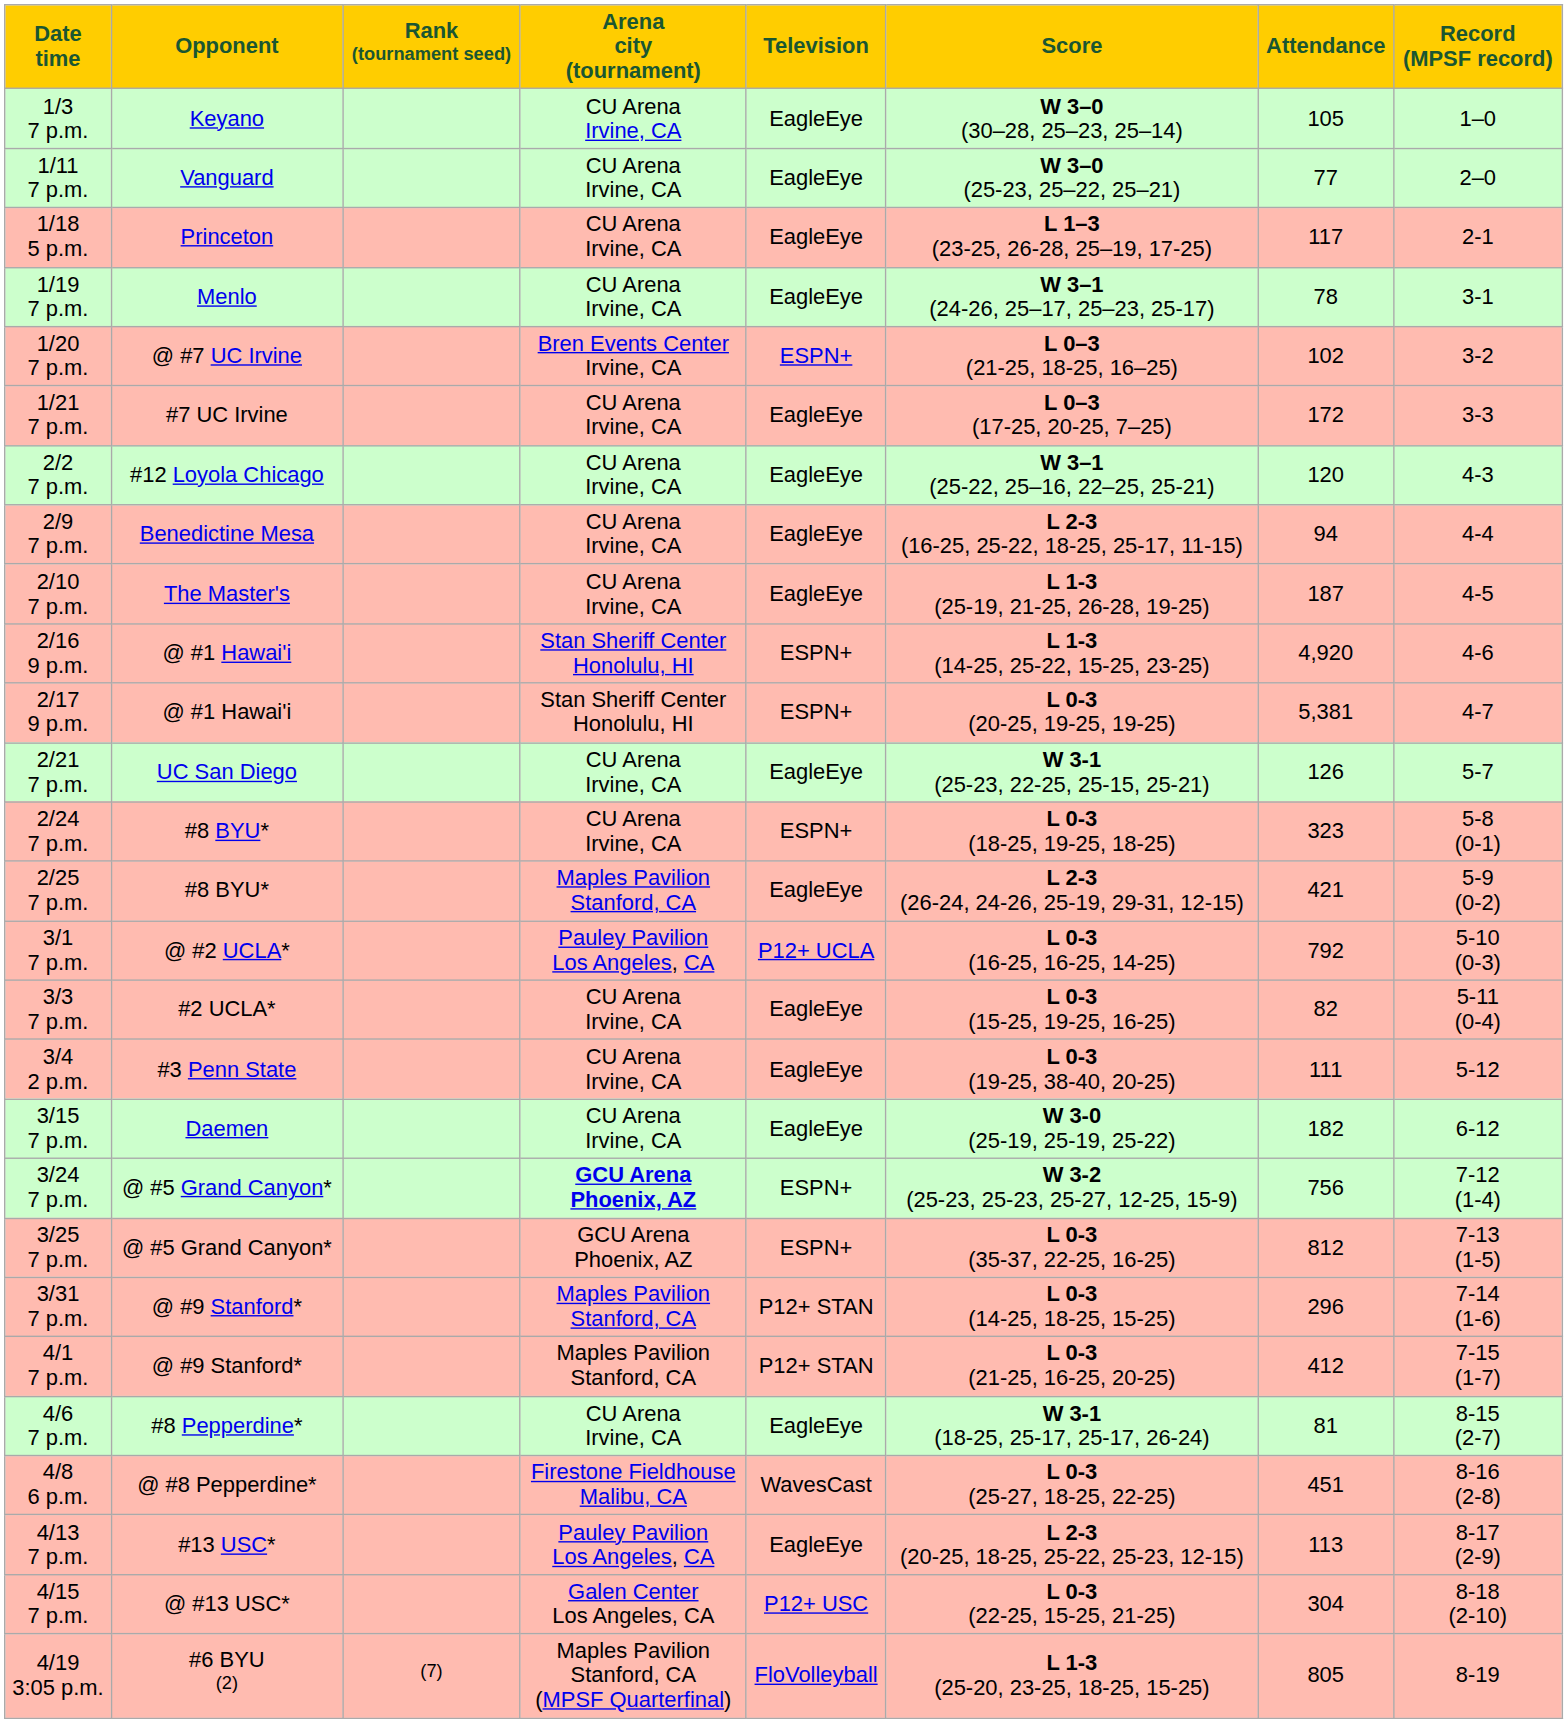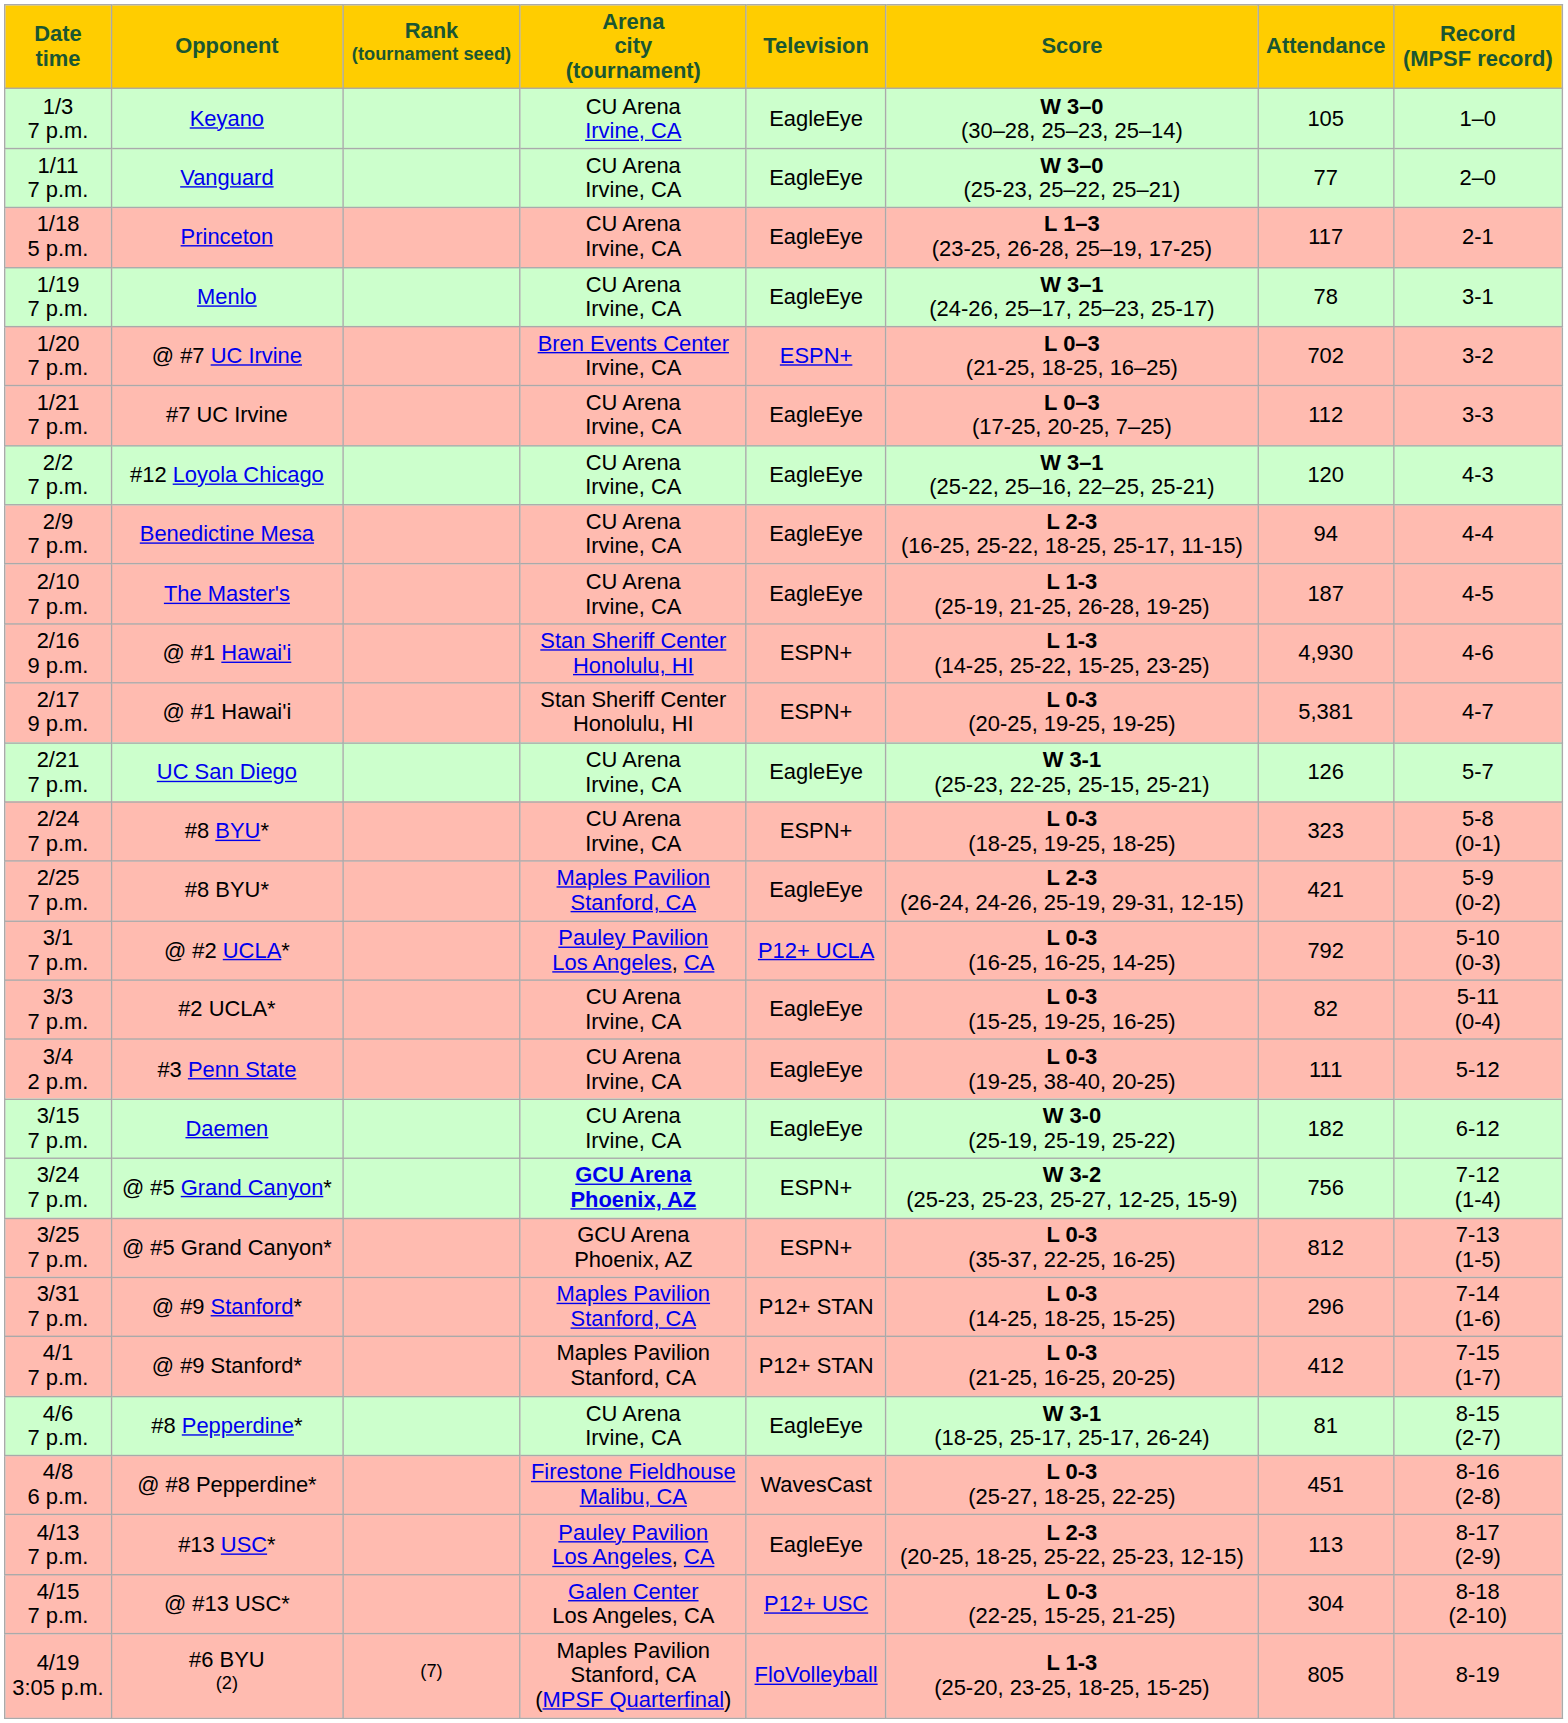(1326, 355) 102 -> (1326, 355) 702
(1326, 415) 172 -> (1326, 415) 112
(1326, 653) 4,920 -> (1326, 653) 4,930
